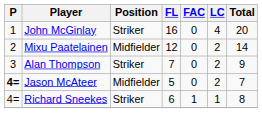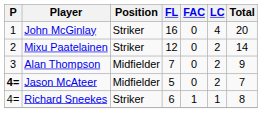(136, 47) Midfielder -> (128, 47) Striker
(128, 64) Striker -> (136, 64) Midfielder
